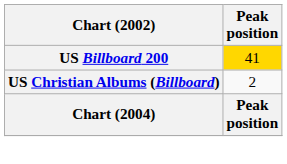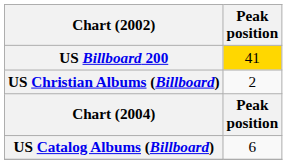+ row: (114, 147)
